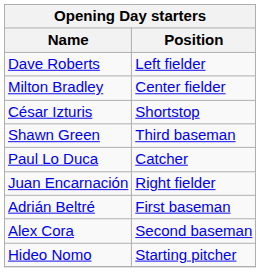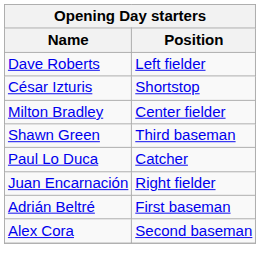rows swapped: (50, 111) <-> (56, 87)
- row: (50, 254)
